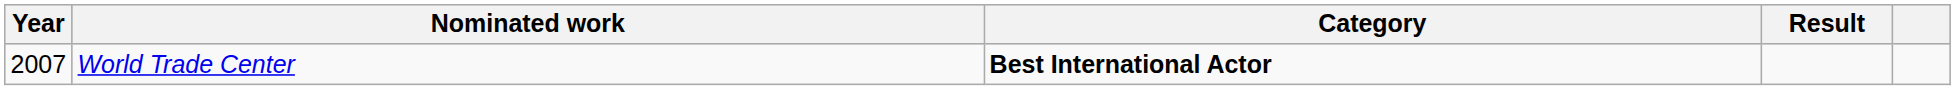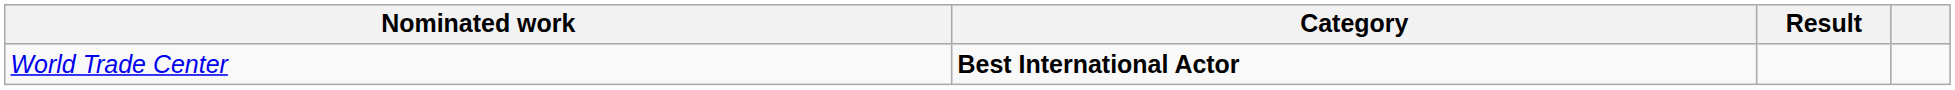- column: (38, 24)
